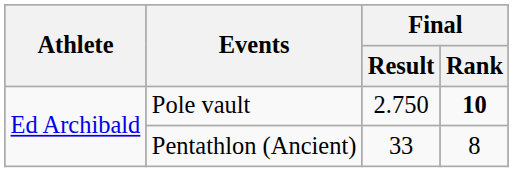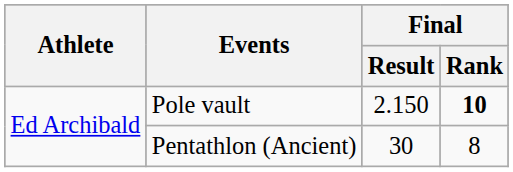(401, 105) 2.750 -> (401, 105) 2.150
(401, 146) 33 -> (401, 146) 30
